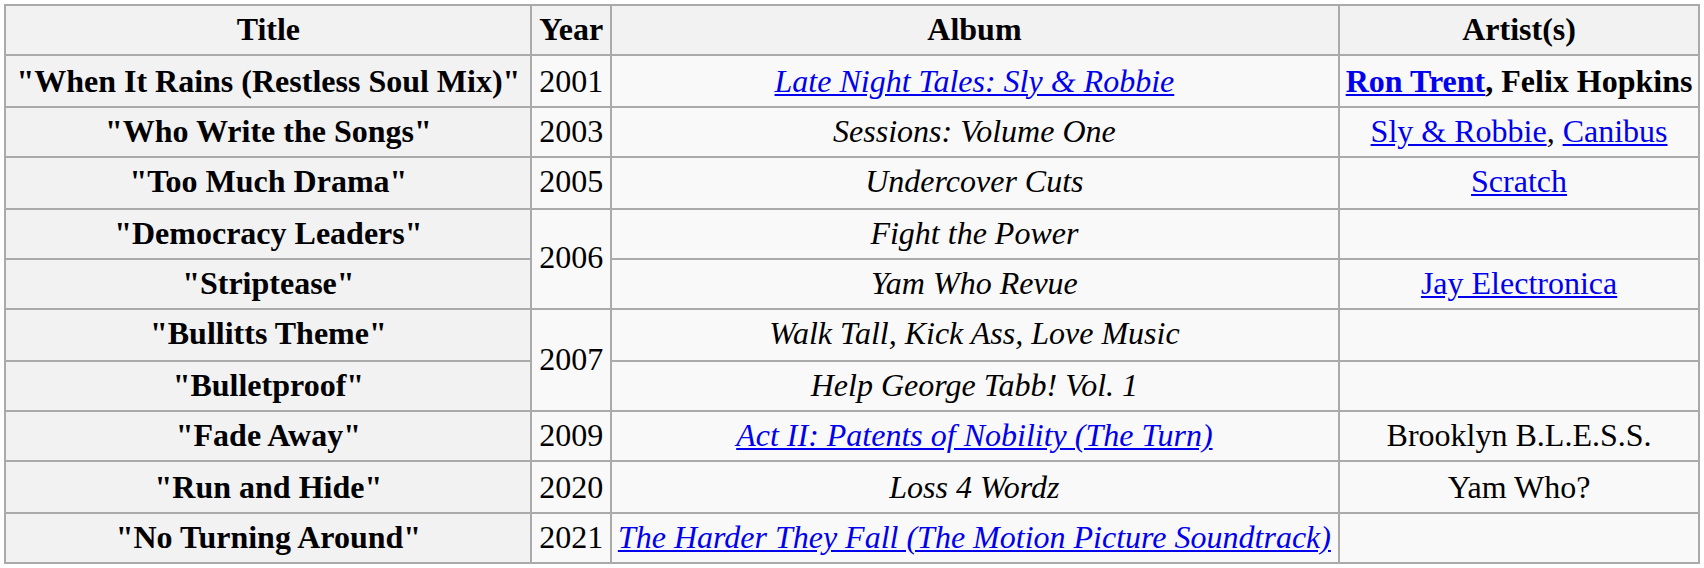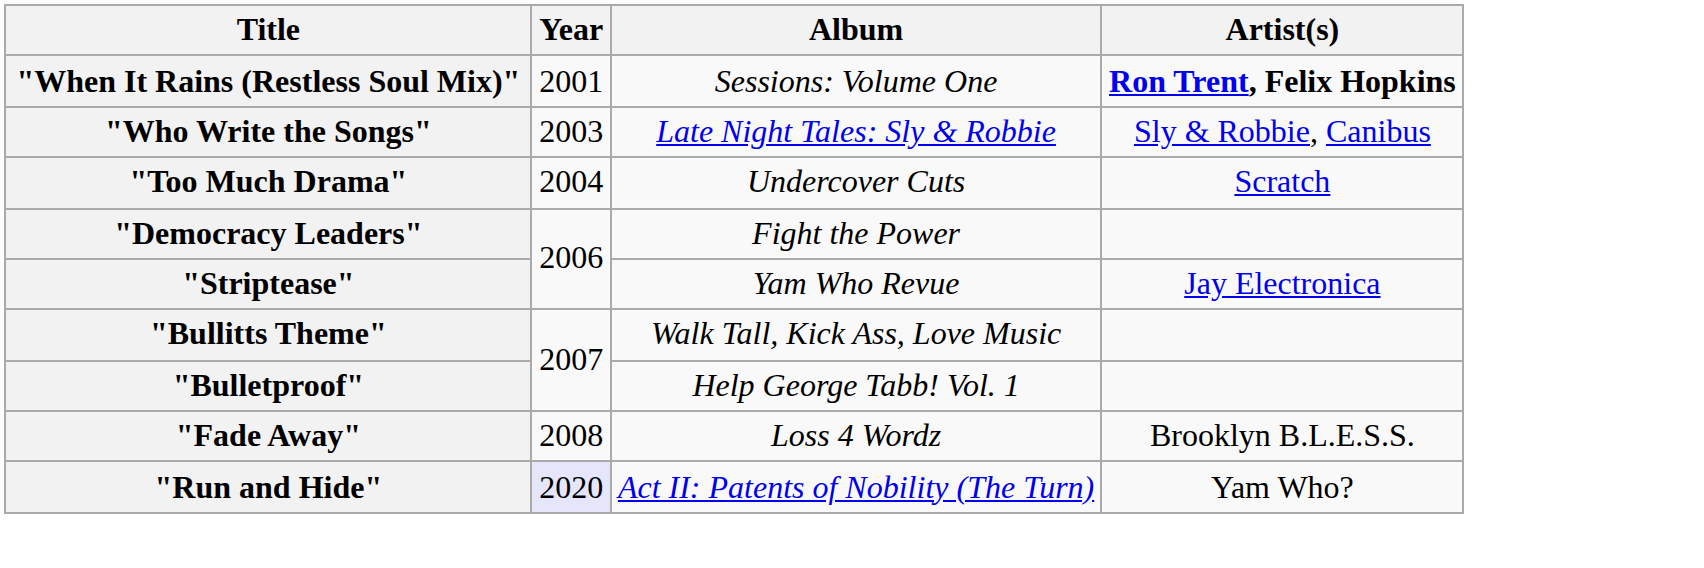(974, 80) Late Night Tales: Sly & Robbie -> (856, 80) Sessions: Volume One
(974, 131) Sessions: Volume One -> (856, 131) Late Night Tales: Sly & Robbie
(571, 182) 2005 -> (571, 182) 2004
(571, 435) 2009 -> (571, 435) 2008
(974, 435) Act II: Patents of Nobility (The Turn) -> (856, 435) Loss 4 Wordz
(571, 486) no background -> (571, 486) lavender background
(974, 486) Loss 4 Wordz -> (856, 486) Act II: Patents of Nobility (The Turn)
- row: (268, 537)
